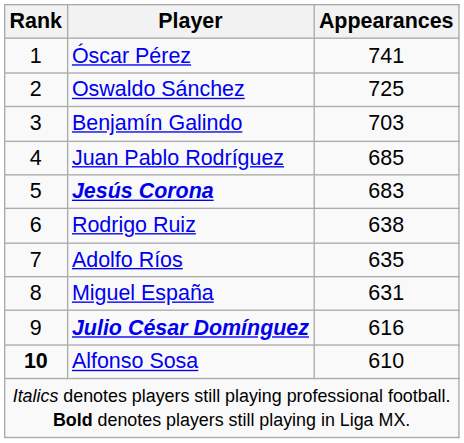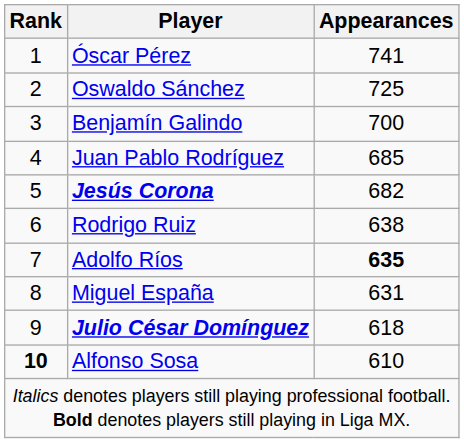(386, 123) 703 -> (386, 123) 700
(386, 191) 683 -> (386, 191) 682
(386, 259) normal -> (386, 259) bold
(386, 327) 616 -> (386, 327) 618
